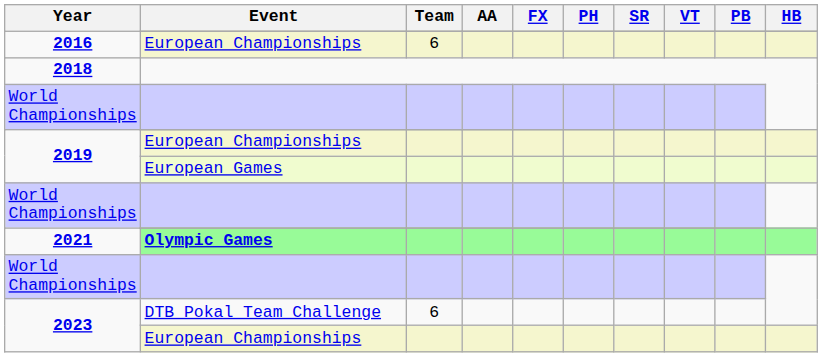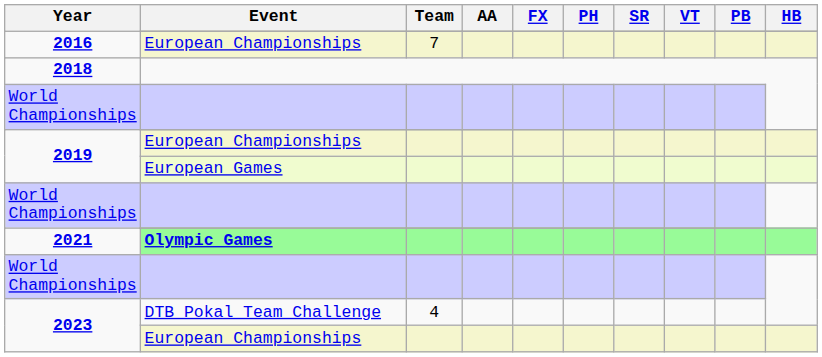(434, 45) 6 -> (434, 45) 7
(434, 313) 6 -> (434, 313) 4
